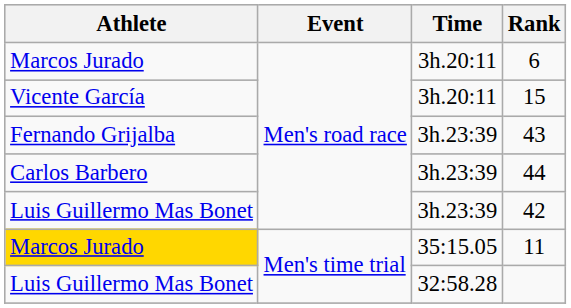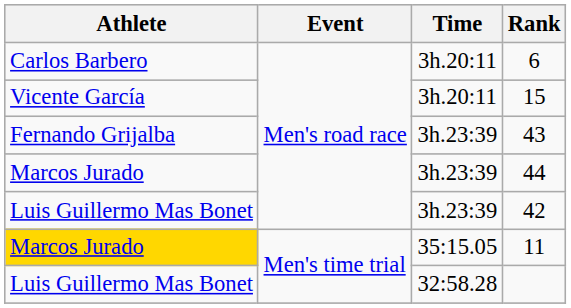(77, 60) Marcos Jurado -> (79, 60) Carlos Barbero
(79, 172) Carlos Barbero -> (77, 172) Marcos Jurado
